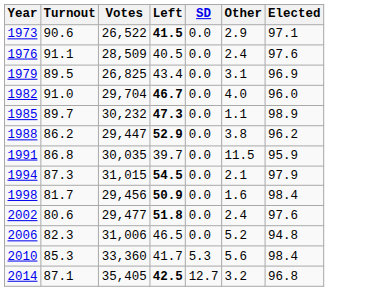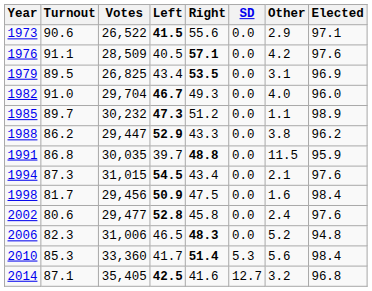+ column: (207, 15)
(236, 55) 2.4 -> (279, 55) 4.2
(283, 176) 97.9 -> (326, 176) 97.6
(168, 216) 51.8 -> (168, 216) 52.8
